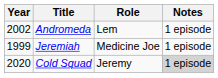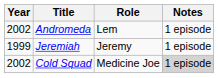(128, 47) Medicine Joe -> (114, 47) Jeremy
(19, 64) 2020 -> (19, 64) 2002
(114, 64) Jeremy -> (128, 64) Medicine Joe
